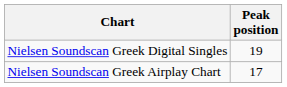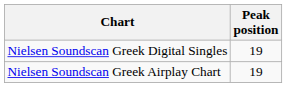(256, 72) 17 -> (256, 72) 19
